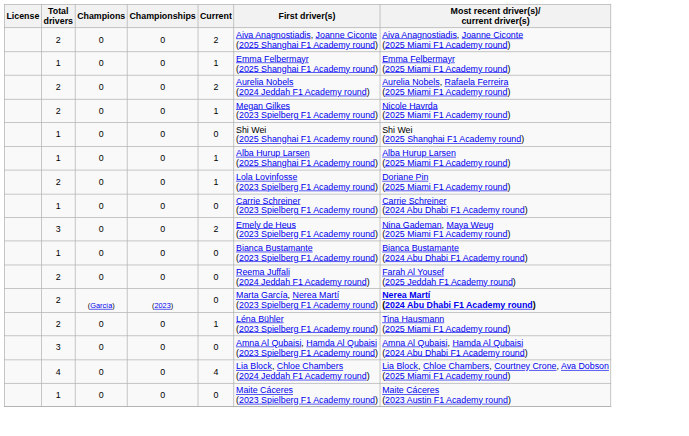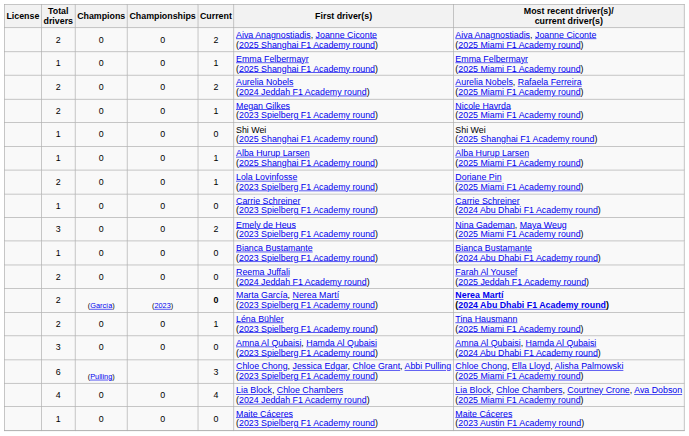(216, 300) normal -> (216, 300) bold
+ row: (58, 371)
